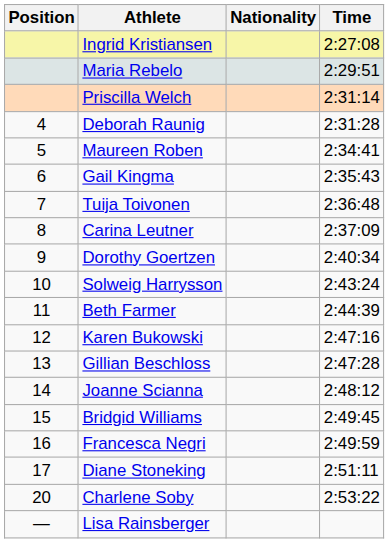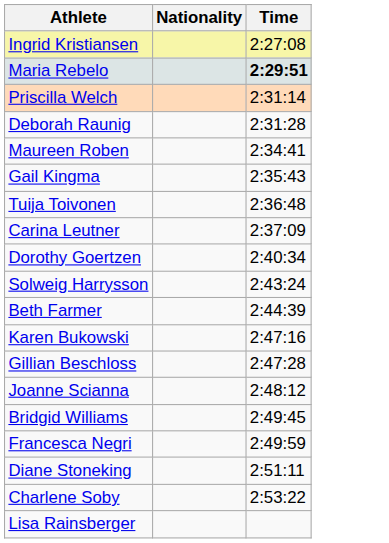- column: (42, 17)
(352, 71) normal -> (279, 71) bold
